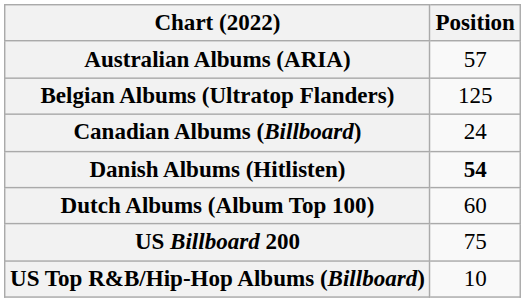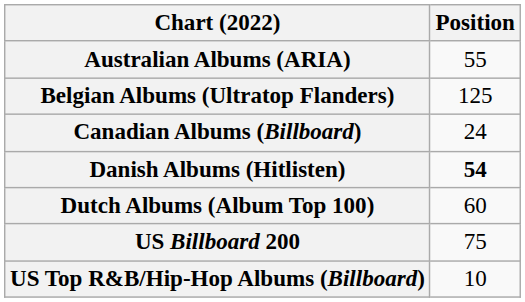(475, 59) 57 -> (475, 59) 55
